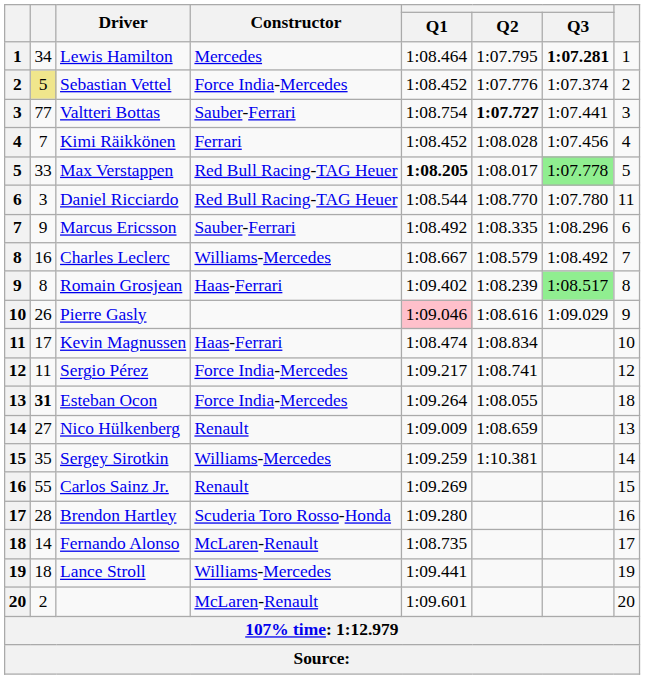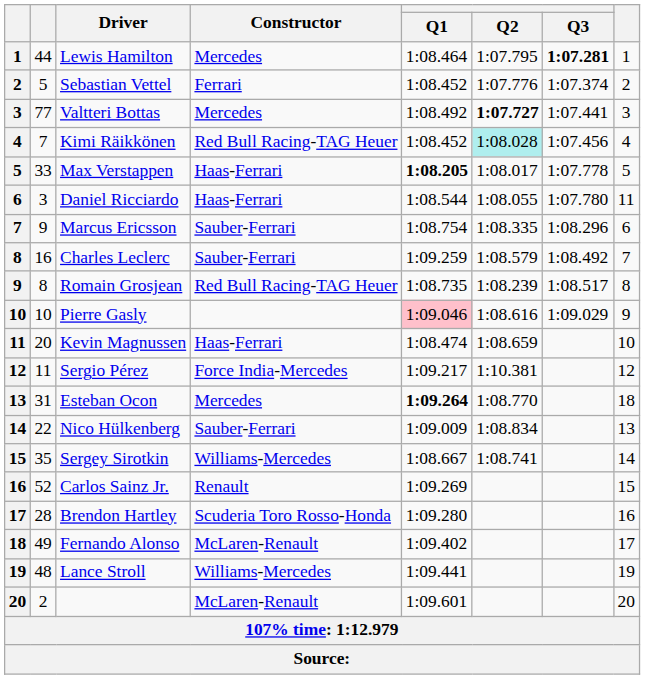(43, 55) 34 -> (43, 55) 44
(43, 84) khaki background -> (43, 84) no background
(271, 84) Force India-Mercedes -> (218, 84) Ferrari
(245, 112) Sauber-Ferrari -> (228, 112) Mercedes
(436, 112) 1:08.754 -> (436, 112) 1:08.492
(218, 141) Ferrari -> (296, 141) Red Bull Racing-TAG Heuer
(507, 141) no background -> (507, 141) paleturquoise background
(296, 170) Red Bull Racing-TAG Heuer -> (238, 170) Haas-Ferrari
(578, 170) lightgreen background -> (578, 170) no background
(296, 199) Red Bull Racing-TAG Heuer -> (238, 199) Haas-Ferrari
(507, 199) 1:08.770 -> (507, 199) 1:08.055
(436, 227) 1:08.492 -> (436, 227) 1:08.754
(263, 256) Williams-Mercedes -> (245, 256) Sauber-Ferrari
(436, 256) 1:08.667 -> (436, 256) 1:09.259
(238, 285) Haas-Ferrari -> (296, 285) Red Bull Racing-TAG Heuer
(436, 285) 1:09.402 -> (436, 285) 1:08.735
(578, 285) lightgreen background -> (578, 285) no background
(43, 313) 26 -> (43, 313) 10
(43, 342) 17 -> (43, 342) 20
(507, 342) 1:08.834 -> (507, 342) 1:08.659
(507, 371) 1:08.741 -> (507, 371) 1:10.381
(43, 400) bold -> (43, 400) normal
(271, 400) Force India-Mercedes -> (228, 400) Mercedes
(436, 400) normal -> (437, 400) bold
(507, 400) 1:08.055 -> (507, 400) 1:08.770
(43, 428) 27 -> (43, 428) 22
(221, 428) Renault -> (245, 428) Sauber-Ferrari
(507, 428) 1:08.659 -> (507, 428) 1:08.834
(436, 457) 1:09.259 -> (436, 457) 1:08.667
(507, 457) 1:10.381 -> (507, 457) 1:08.741
(43, 486) 55 -> (43, 486) 52
(43, 543) 14 -> (43, 543) 49
(436, 543) 1:08.735 -> (436, 543) 1:09.402
(43, 572) 18 -> (43, 572) 48
